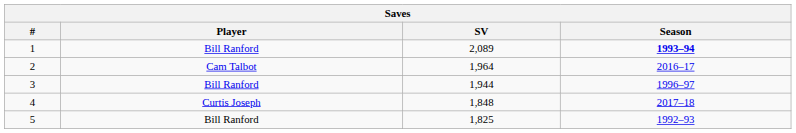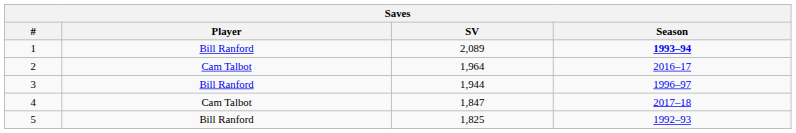(231, 102) Curtis Joseph -> (227, 102) Cam Talbot
(481, 102) 1,848 -> (472, 102) 1,847
